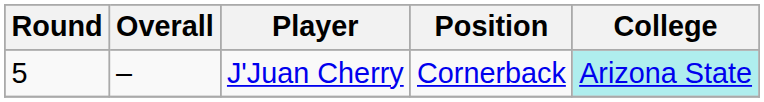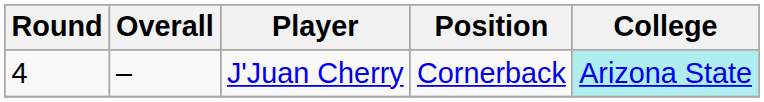(20, 73) 5 -> (20, 73) 4
